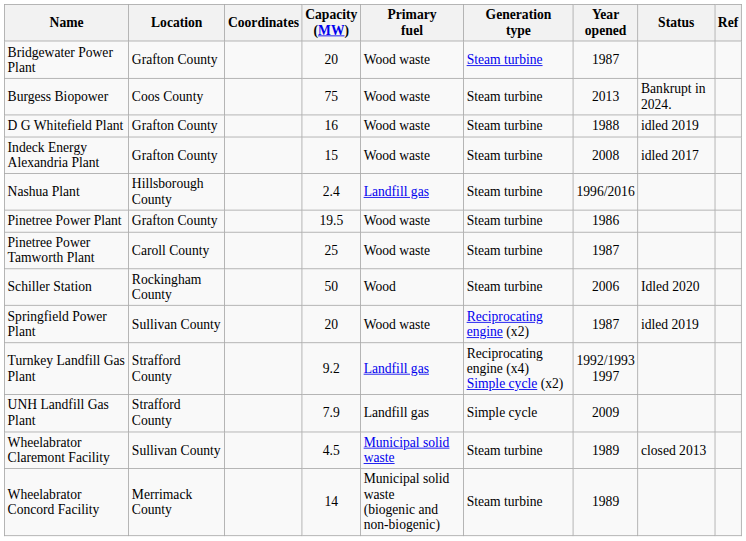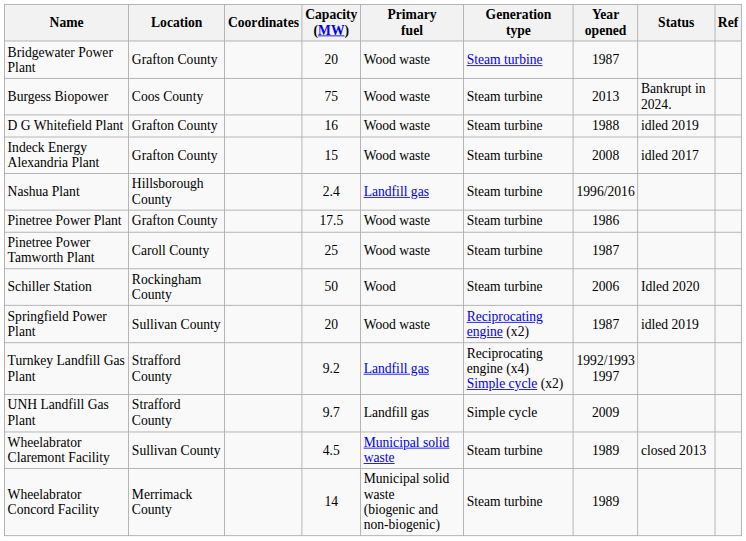(331, 221) 19.5 -> (331, 221) 17.5
(331, 413) 7.9 -> (331, 413) 9.7
